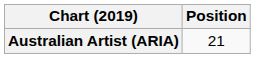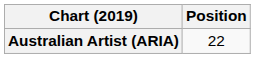(216, 41) 21 -> (216, 41) 22
